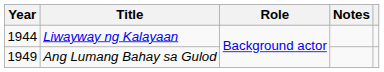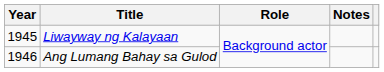(22, 36) 1944 -> (22, 36) 1945
(22, 57) 1949 -> (22, 57) 1946
